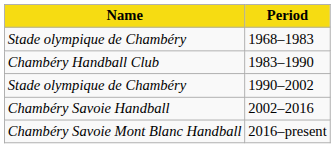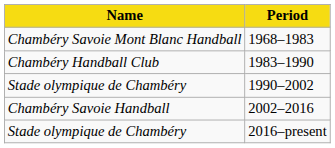(97, 39) Stade olympique de Chambéry -> (125, 39) Chambéry Savoie Mont Blanc Handball
(125, 131) Chambéry Savoie Mont Blanc Handball -> (97, 131) Stade olympique de Chambéry
